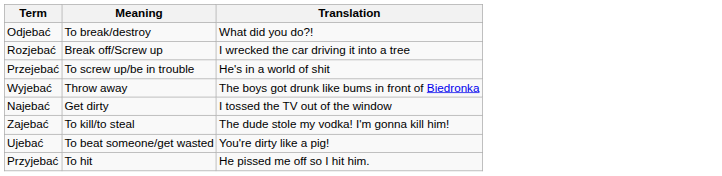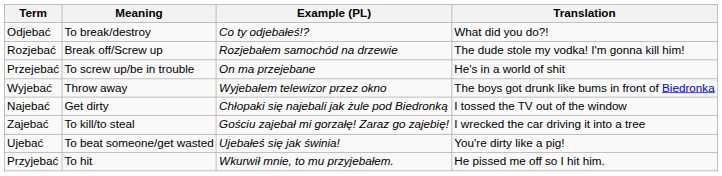+ column: (334, 13)
(315, 50) I wrecked the car driving it into a tree -> (569, 50) The dude stole my vodka! I'm gonna kill him!
(334, 124) The dude stole my vodka! I'm gonna kill him! -> (550, 124) I wrecked the car driving it into a tree
